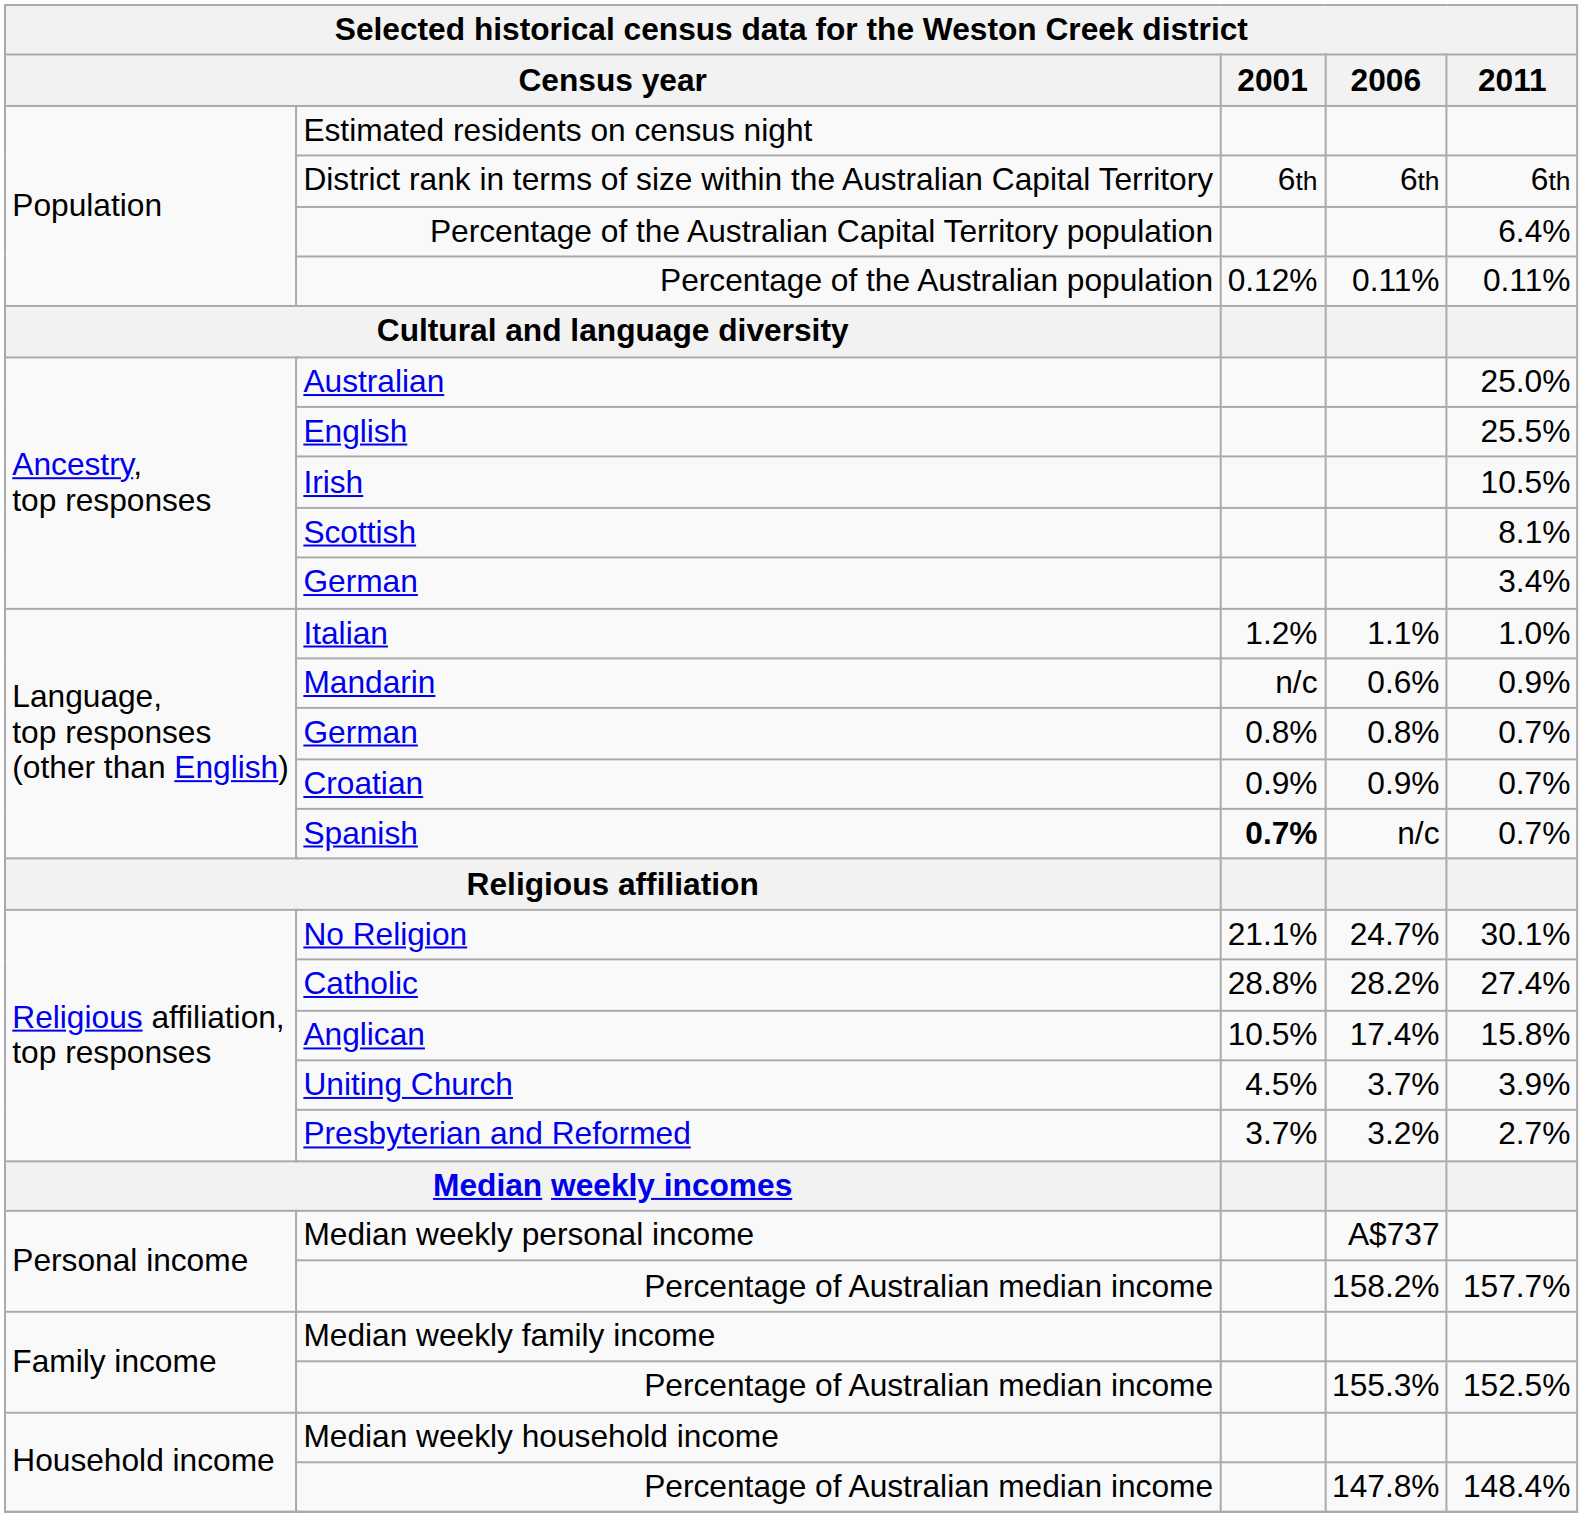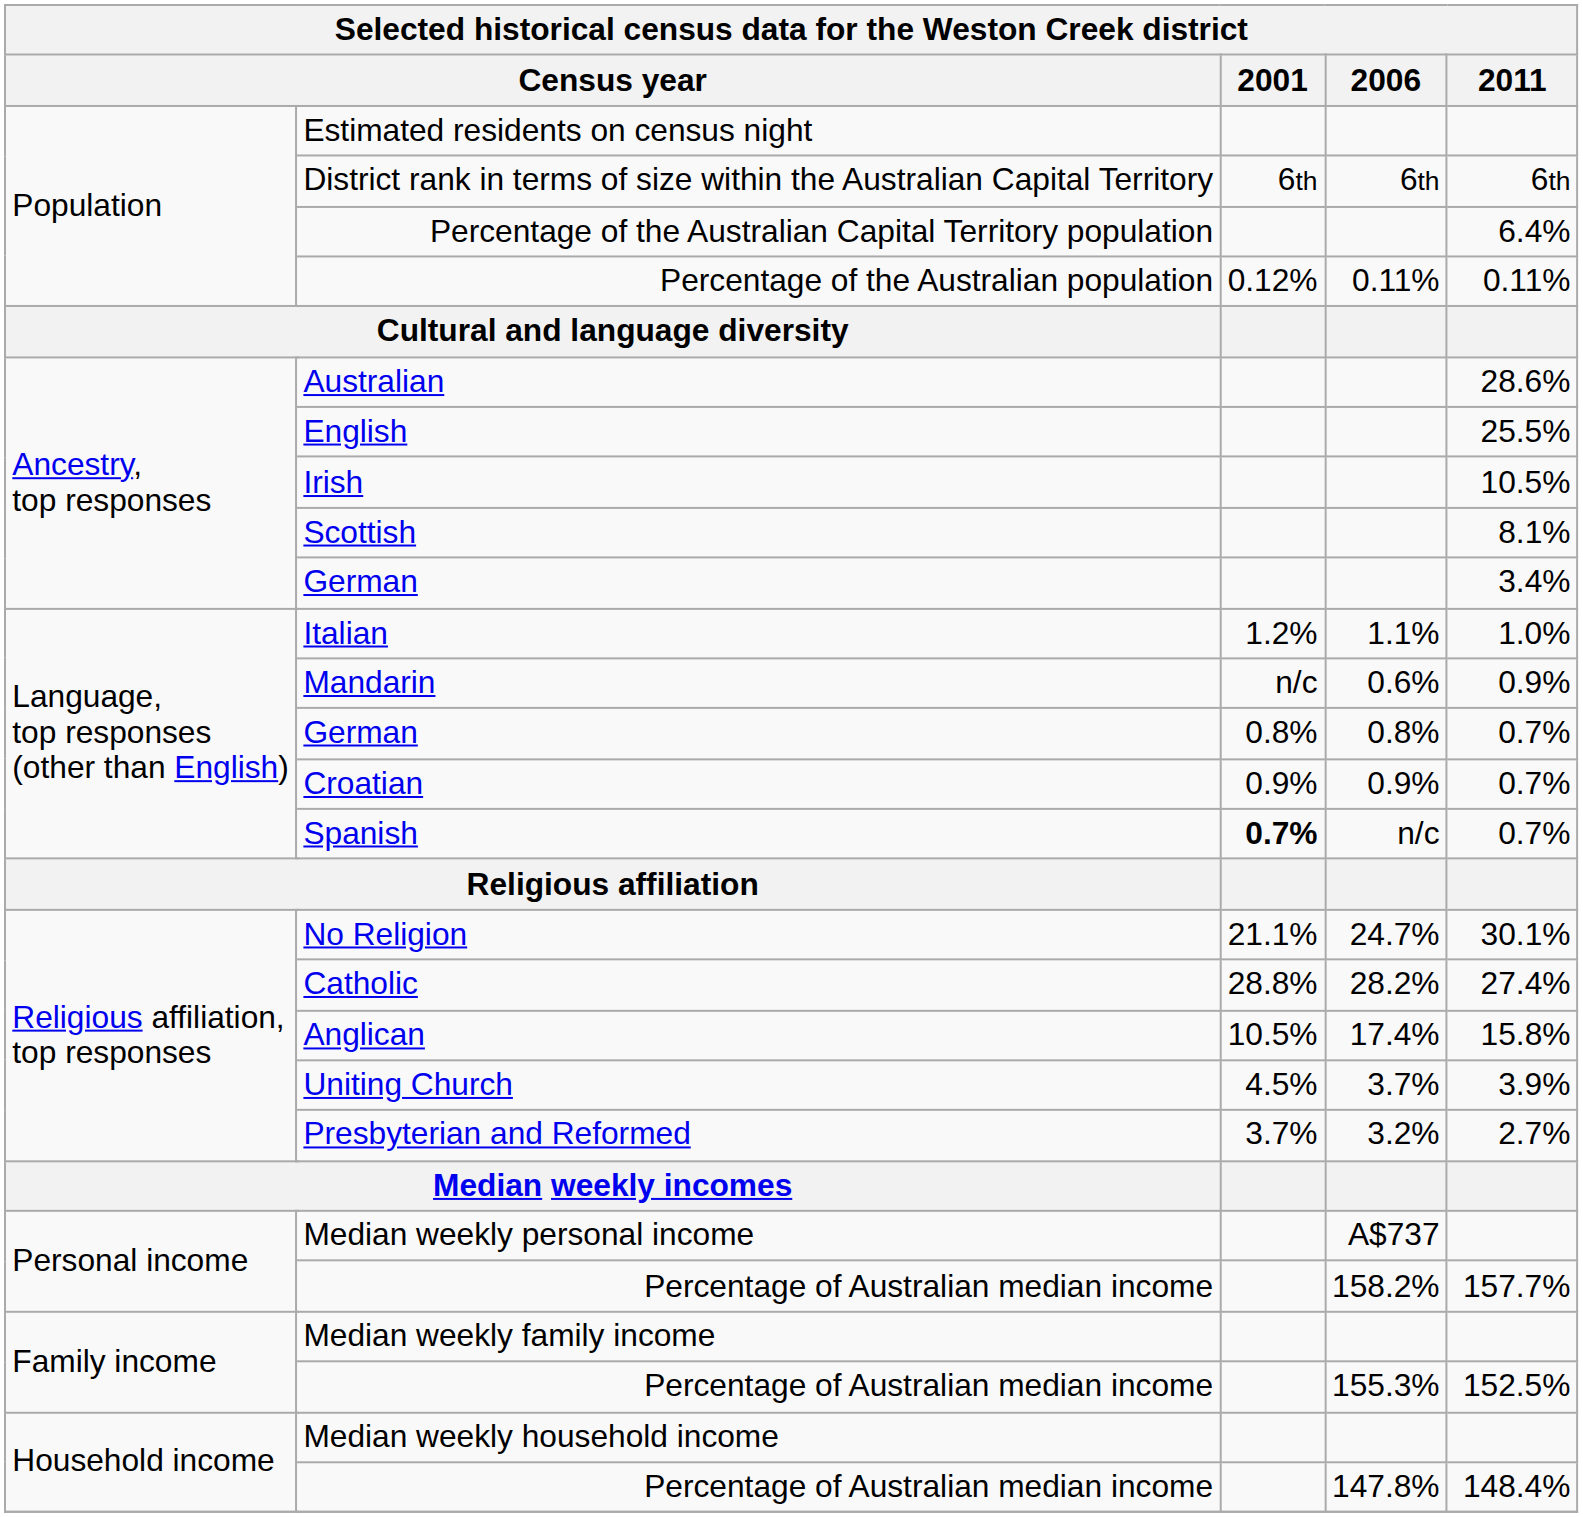(1526, 381) 25.0% -> (1526, 381) 28.6%
